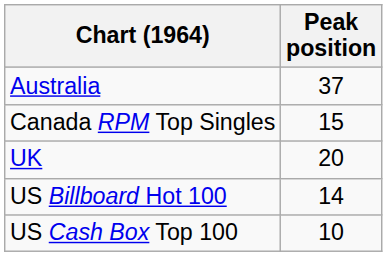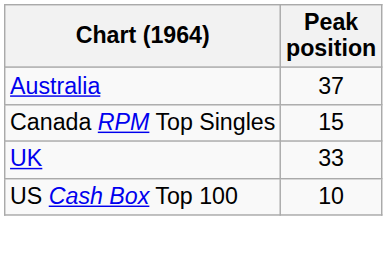(331, 159) 20 -> (331, 159) 33
- row: (118, 196)
